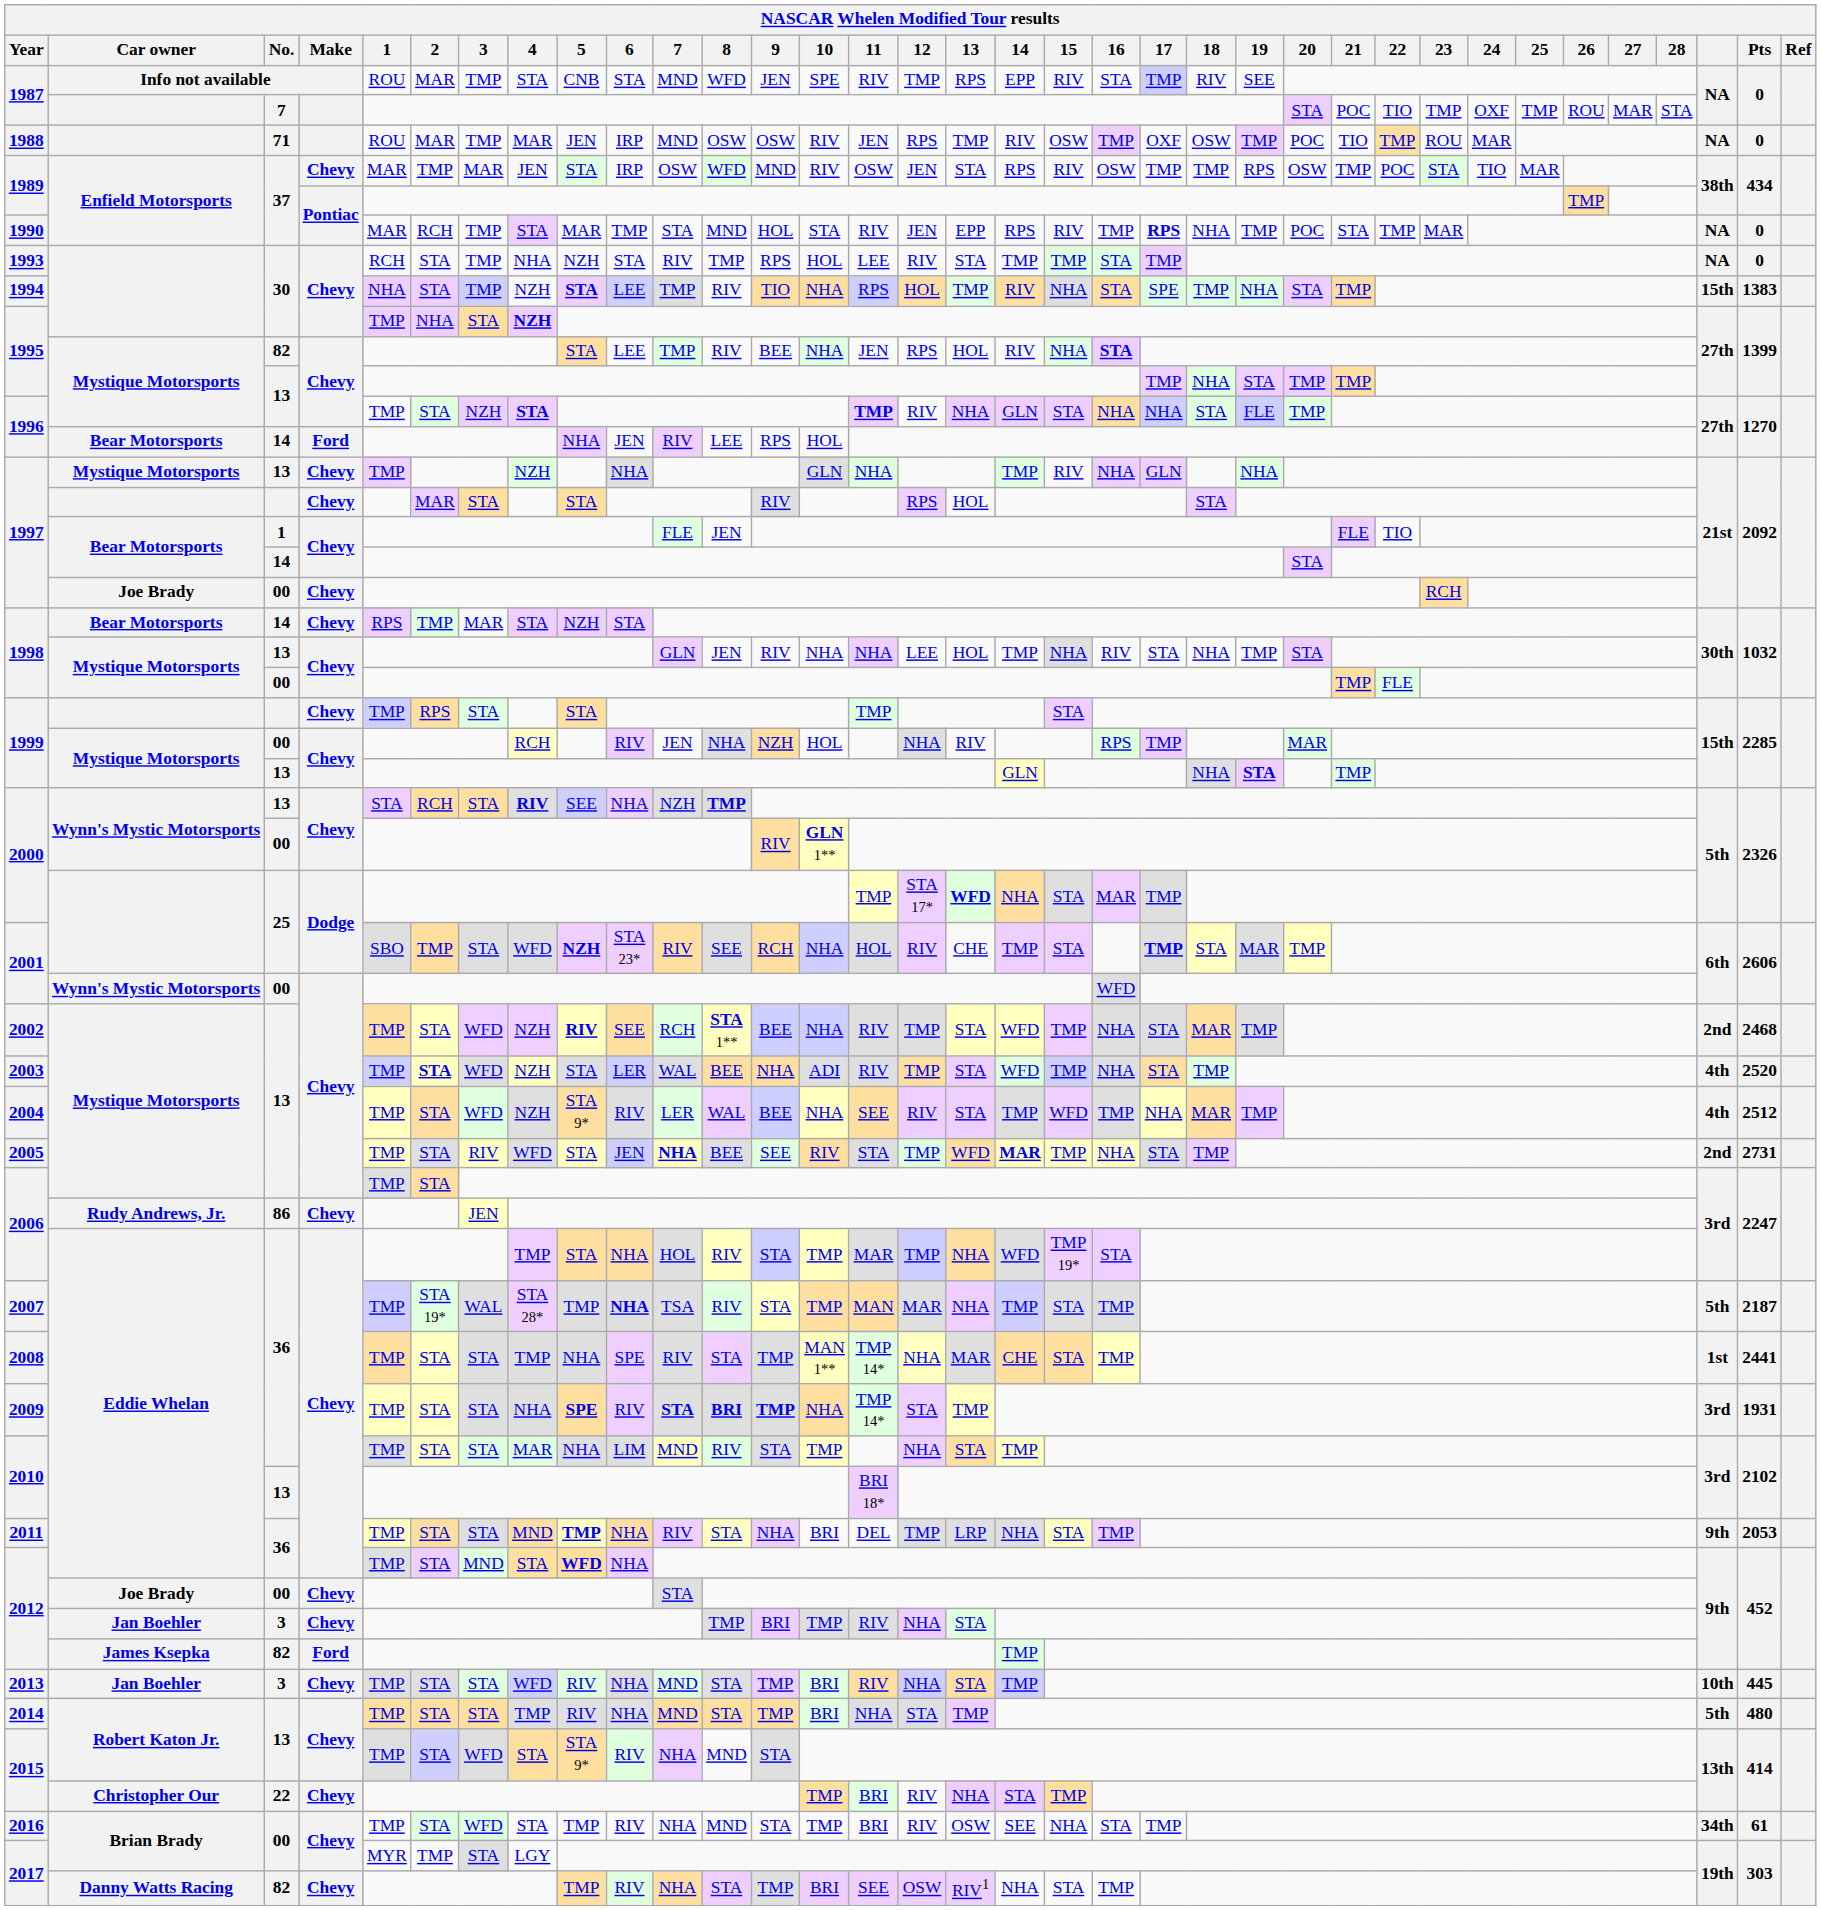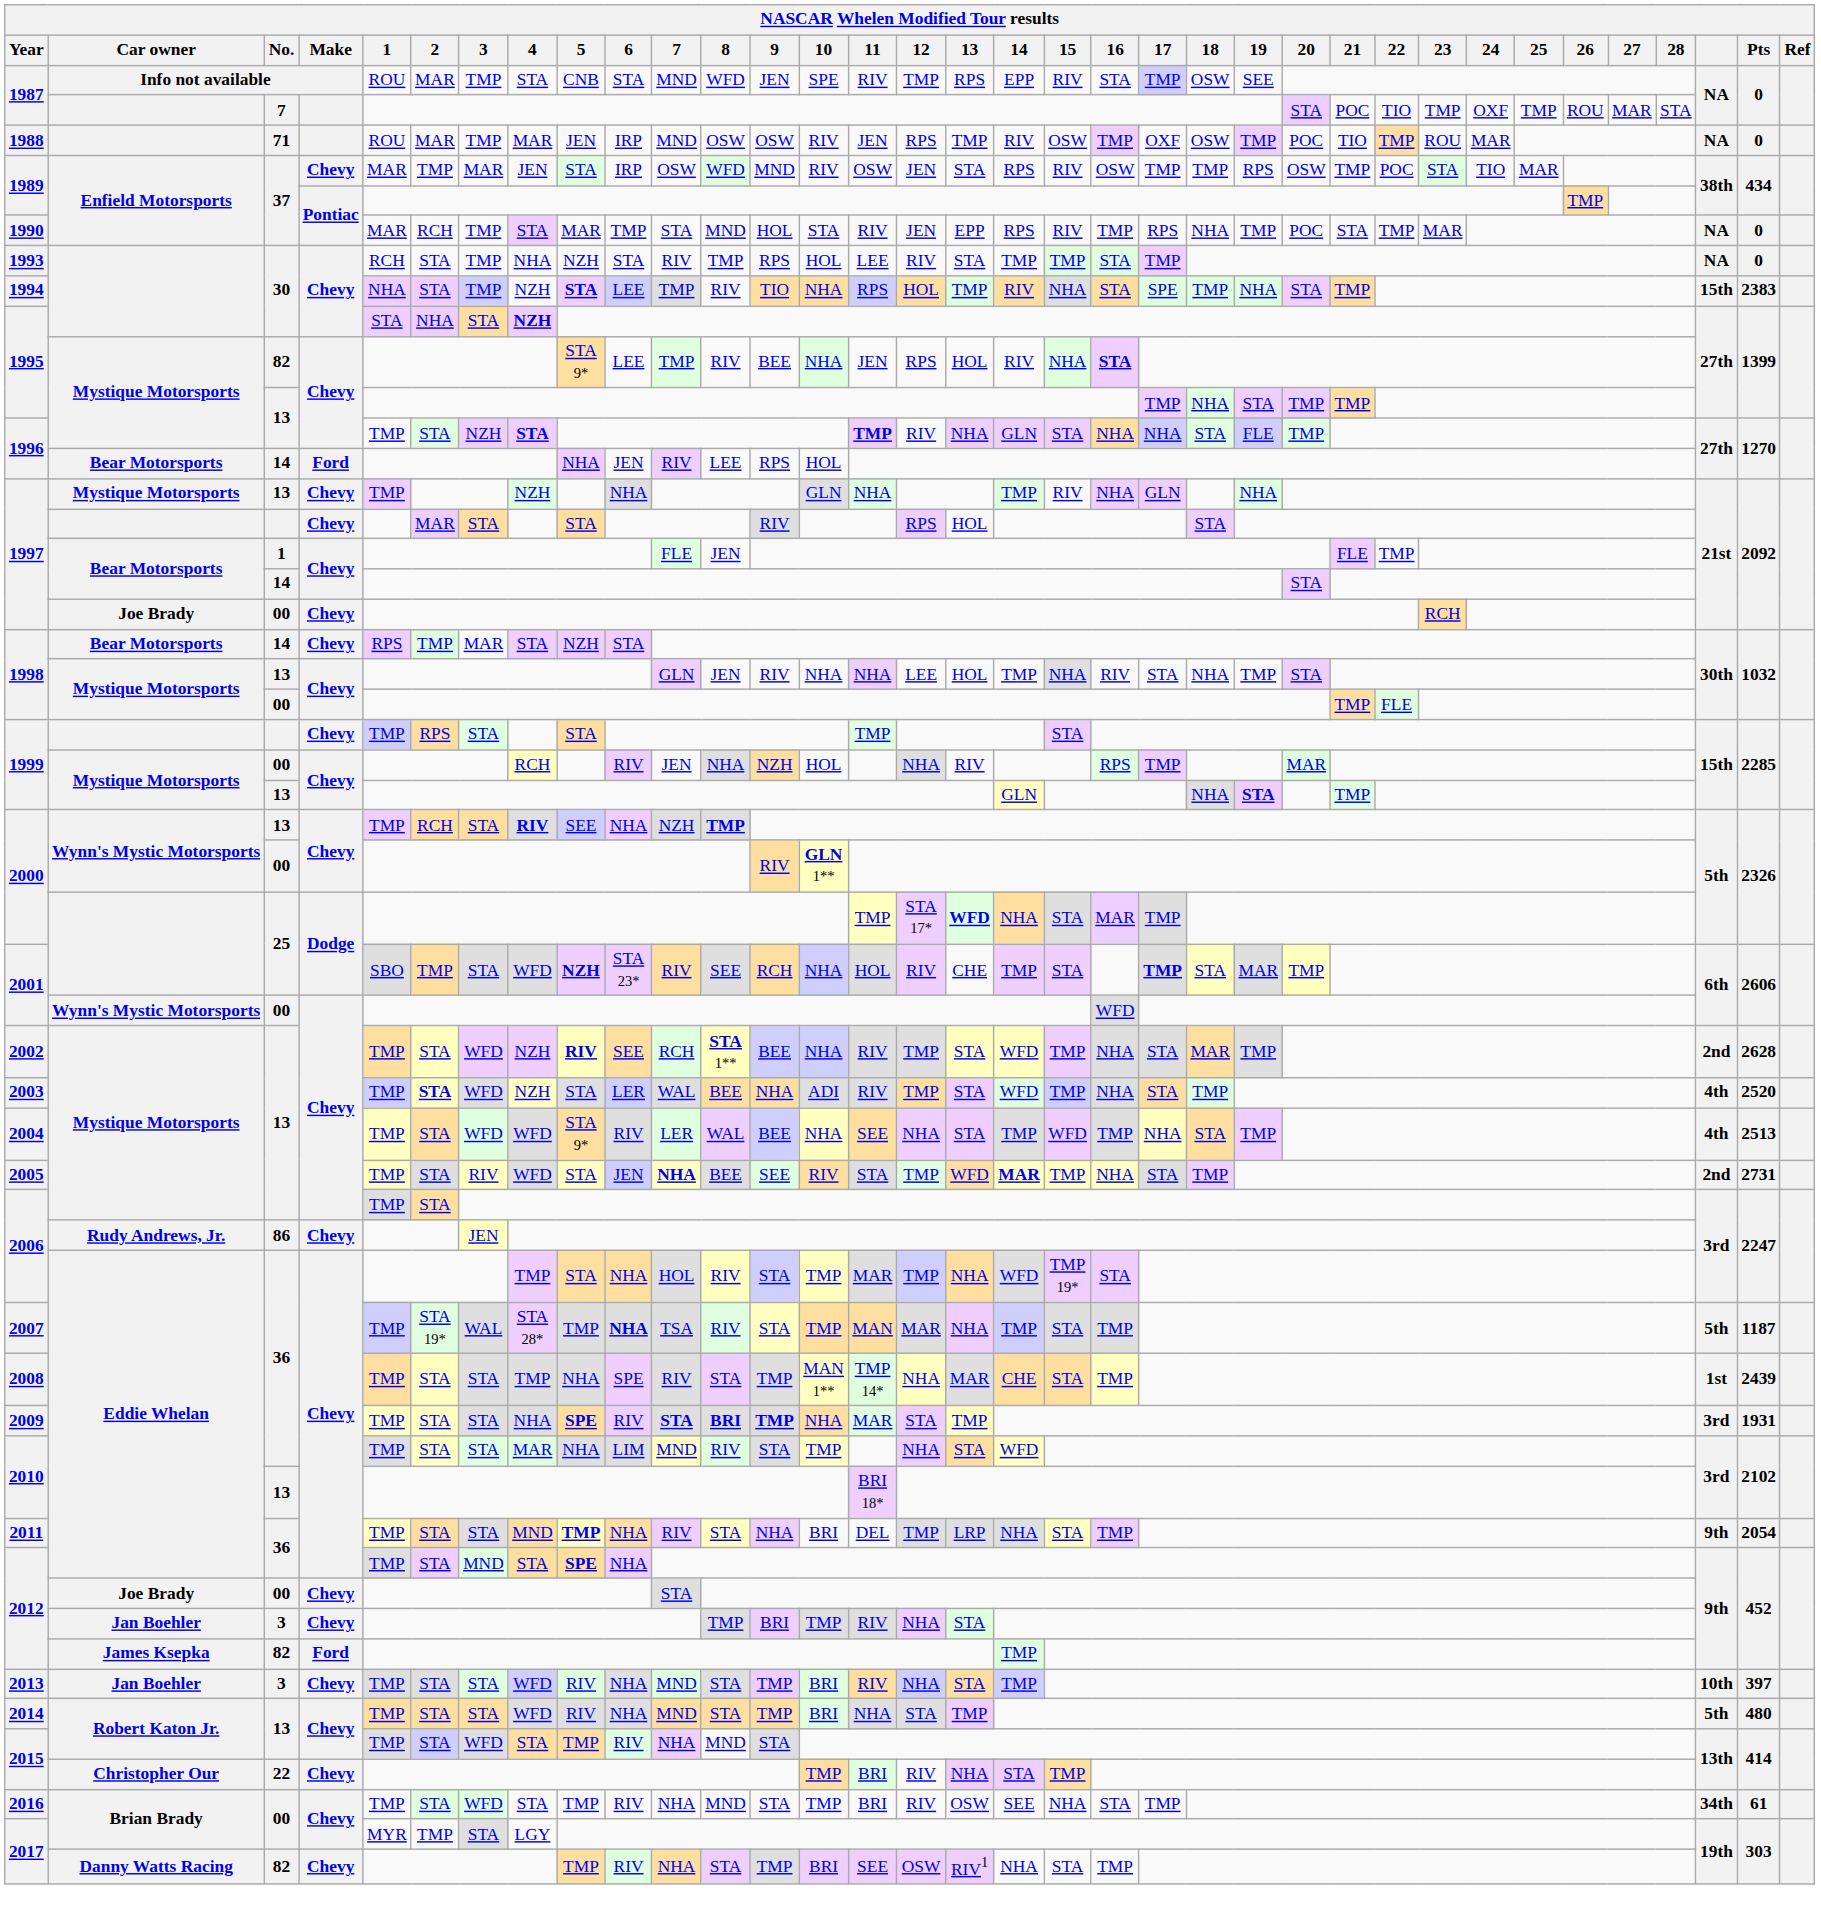(1211, 79) RIV -> (1210, 79) OSW
(1164, 230) bold -> (1163, 230) normal
(1760, 290) 1383 -> (1759, 290) 2383
(387, 320) TMP -> (387, 320) STA
(581, 351) STA -> (581, 361) STA 9*
(1398, 531) TIO -> (1397, 553) TMP
(387, 803) STA -> (387, 824) TMP
(1760, 1029) 2468 -> (1759, 1051) 2628
(532, 1111) NZH -> (532, 1133) WFD
(922, 1111) RIV -> (921, 1133) NHA
(1211, 1111) MAR -> (1210, 1133) STA
(1760, 1111) 2512 -> (1759, 1133) 2513
(1760, 1305) 2187 -> (1759, 1327) 1187
(1760, 1357) 2441 -> (1759, 1379) 2439
(874, 1409) TMP 14* -> (873, 1420) MAR
(1020, 1450) TMP -> (1019, 1450) WFD
(1760, 1532) 2053 -> (1759, 1532) 2054
(581, 1562) WFD -> (581, 1562) SPE
(1760, 1683) 445 -> (1759, 1683) 397
(532, 1713) TMP -> (532, 1713) WFD
(581, 1753) STA 9* -> (581, 1743) TMP
